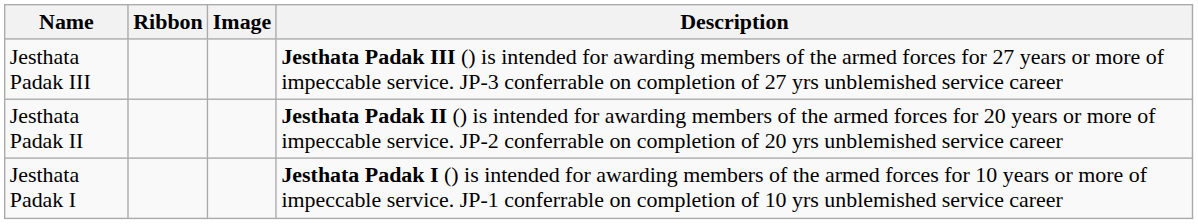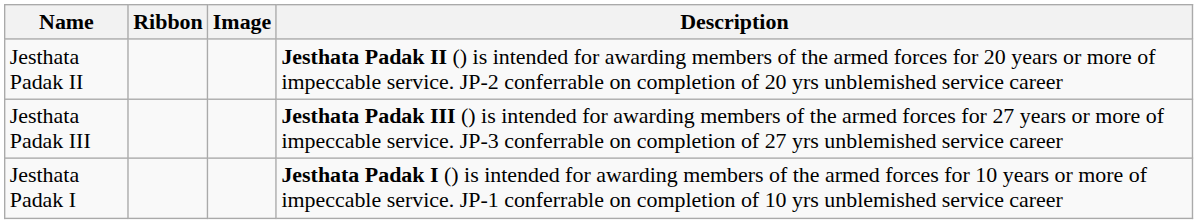rows swapped: (50, 68) <-> (47, 128)
